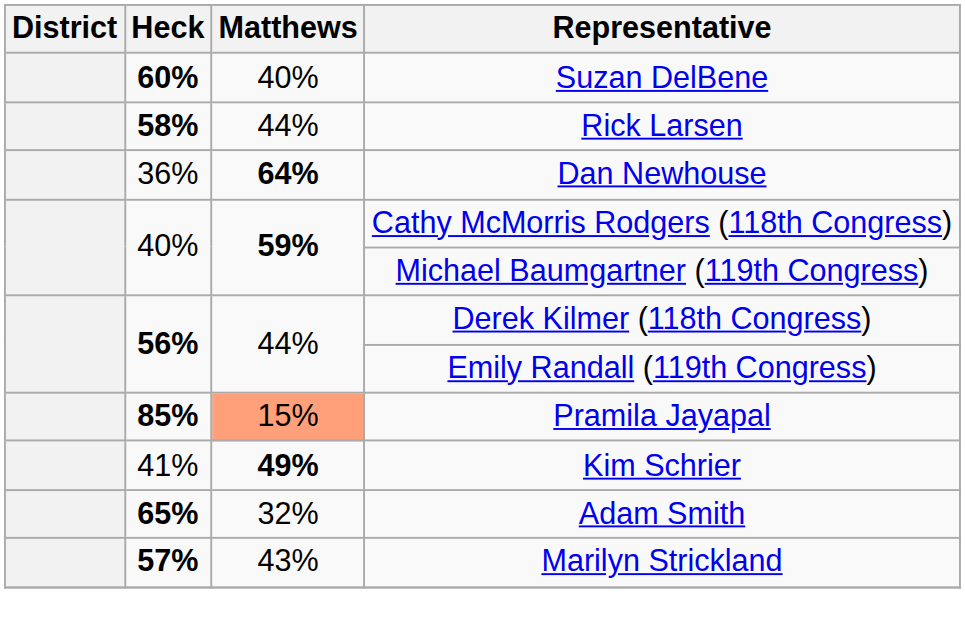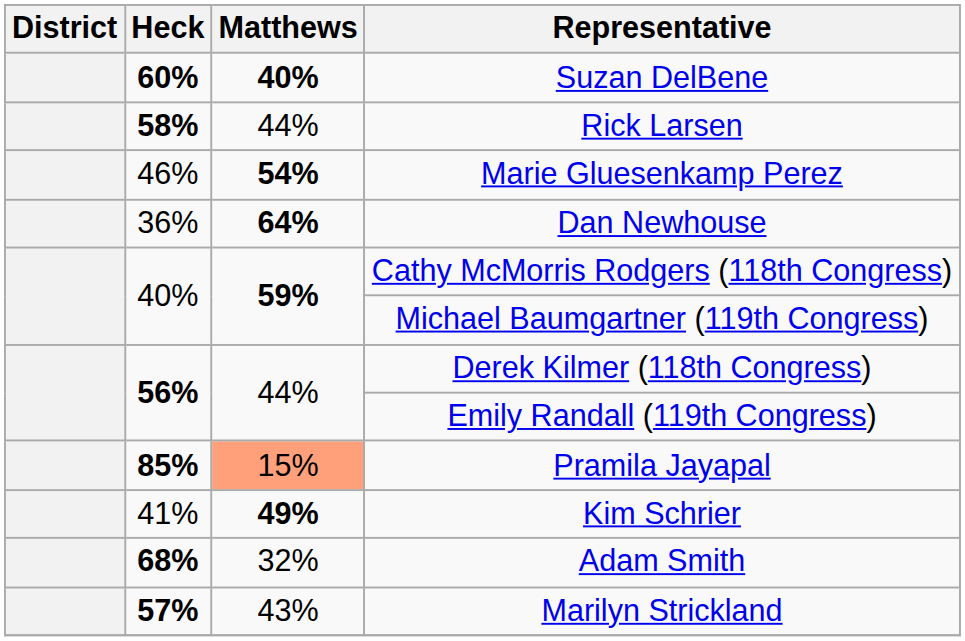(288, 77) normal -> (288, 77) bold
+ row: (662, 174)
(168, 513) 65% -> (168, 561) 68%
